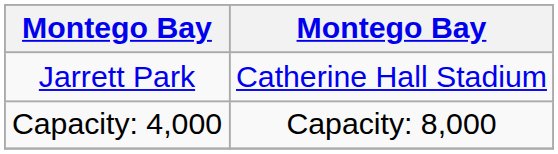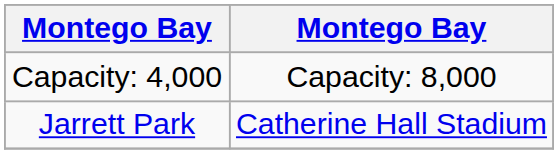rows swapped: (117, 76) <-> (117, 124)
